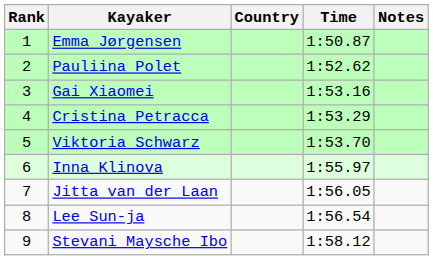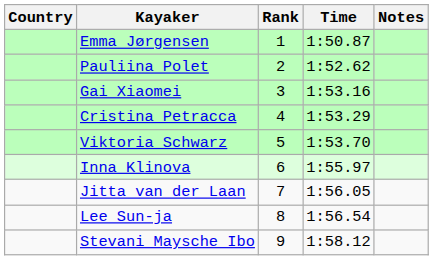columns swapped: (27, 17) <-> (267, 17)
